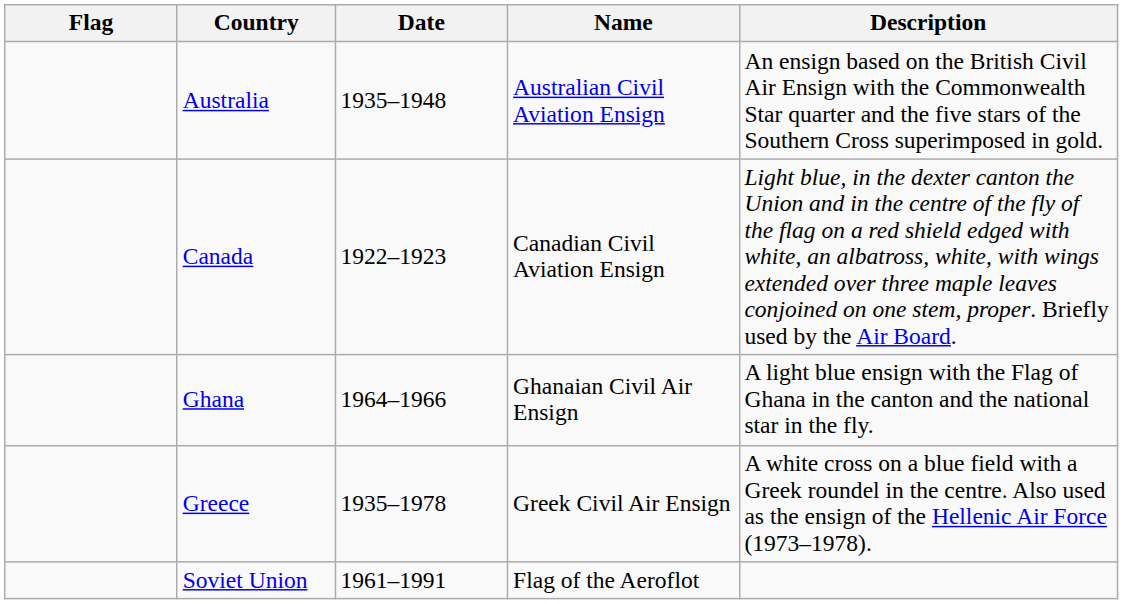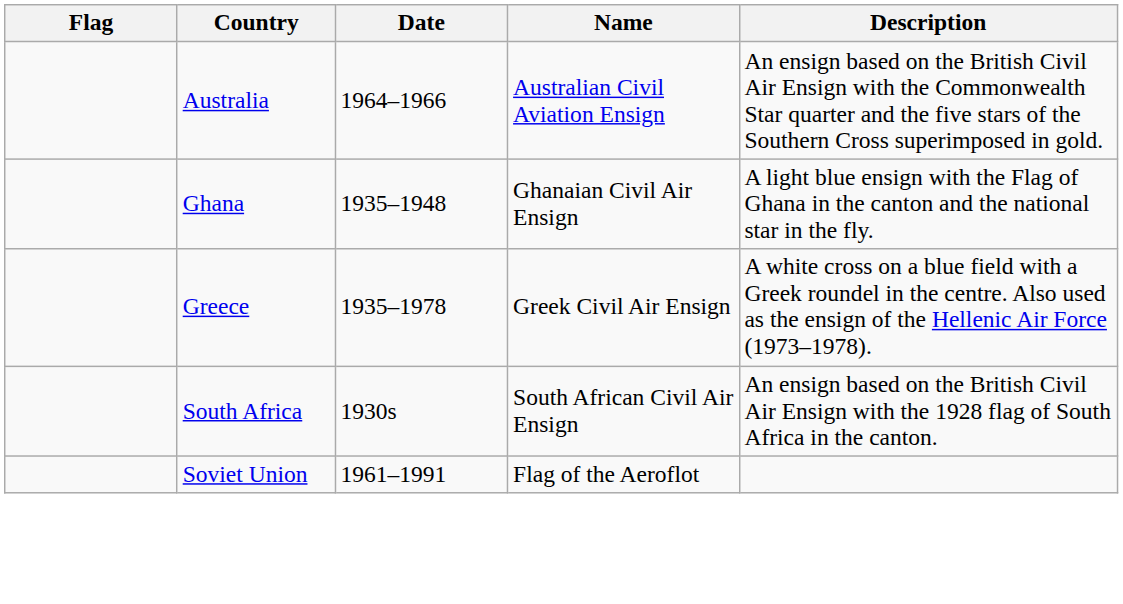(393, 100) 1935–1948 -> (393, 100) 1964–1966
- row: (218, 256)
(393, 399) 1964–1966 -> (393, 203) 1935–1948
+ row: (242, 410)
